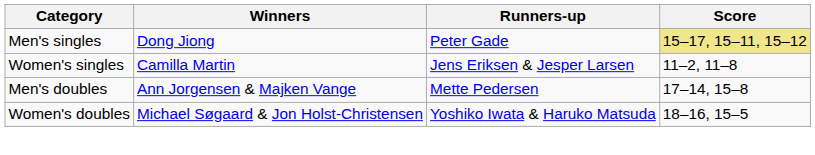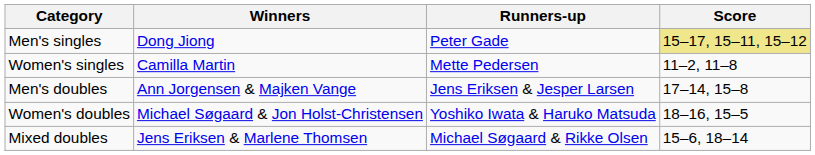(532, 65) Jens Eriksen & Jesper Larsen -> (484, 65) Mette Pedersen
(484, 89) Mette Pedersen -> (532, 89) Jens Eriksen & Jesper Larsen
+ row: (58, 138)
